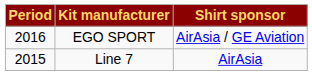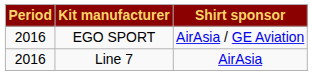(30, 59) 2015 -> (30, 59) 2016
